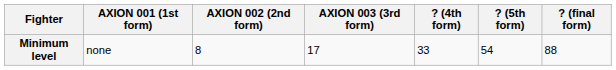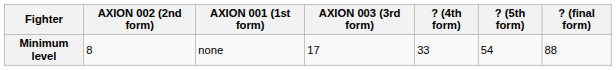columns swapped: (138, 19) <-> (249, 19)
